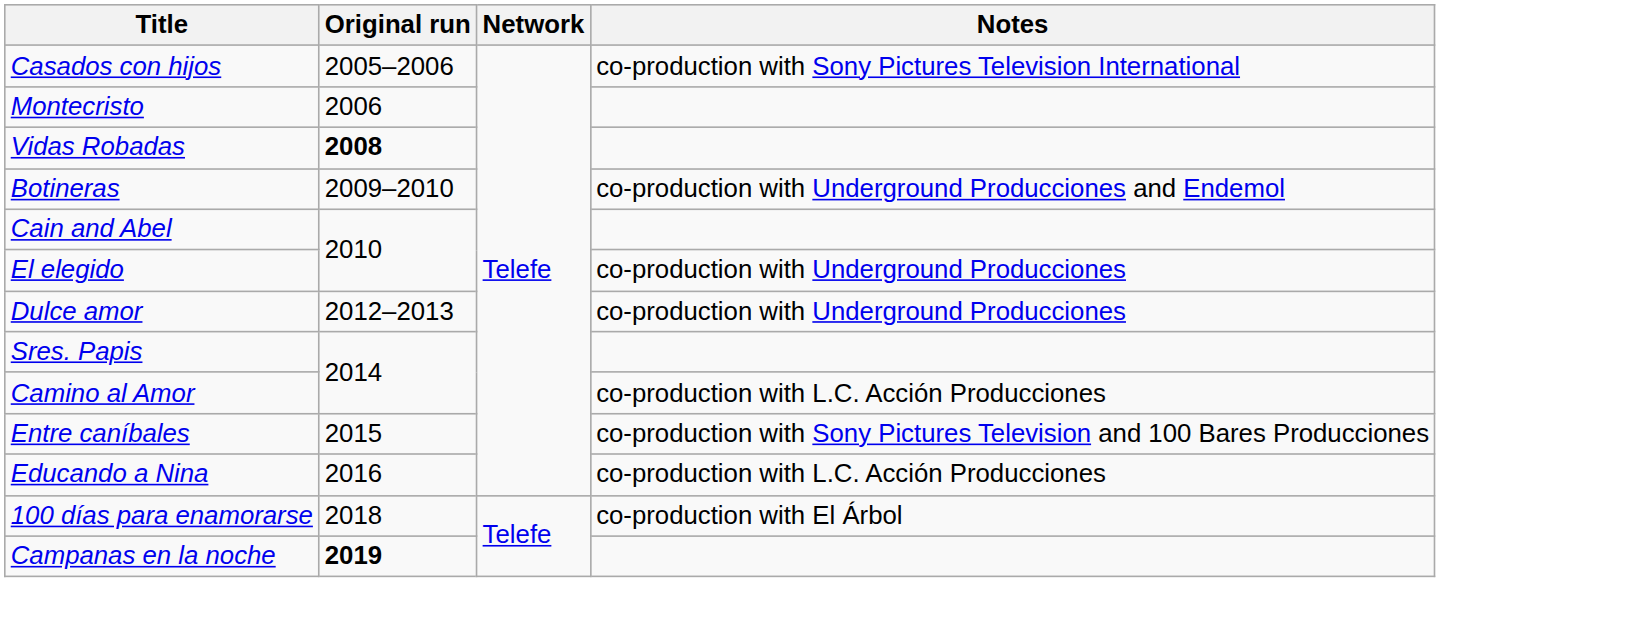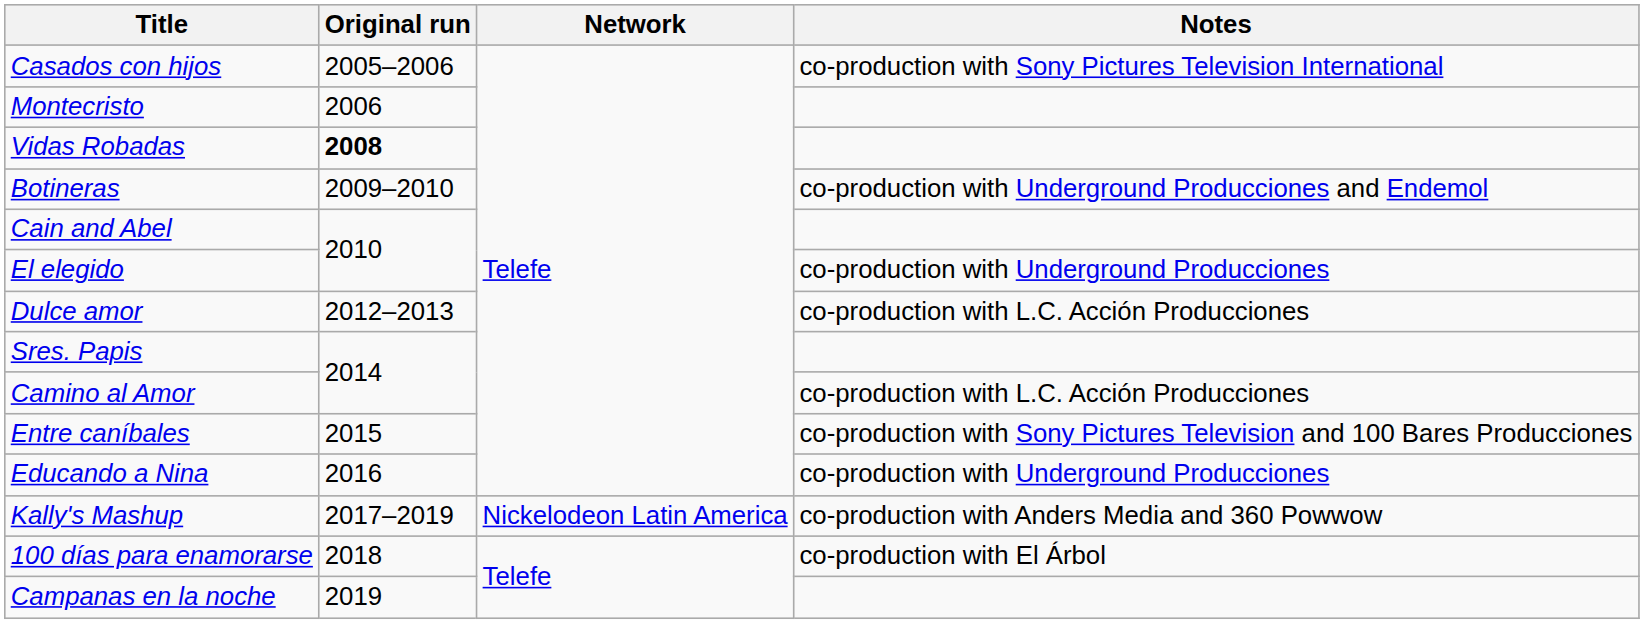(861, 310) co-production with Underground Producciones -> (1054, 310) co-production with L.C. Acción Producciones
(851, 474) co-production with L.C. Acción Producciones -> (1064, 474) co-production with Underground Producciones
+ row: (97, 515)
(353, 556) bold -> (353, 596) normal
